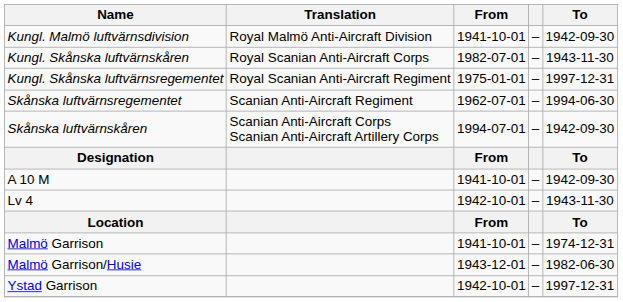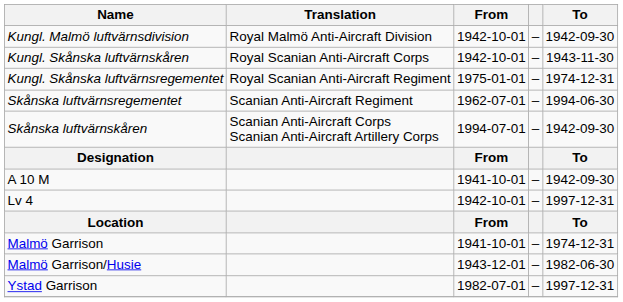(491, 36) 1941-10-01 -> (491, 36) 1942-10-01
(491, 57) 1982-07-01 -> (491, 57) 1942-10-01
(580, 79) 1997-12-31 -> (580, 79) 1974-12-31
(580, 200) 1943-11-30 -> (580, 200) 1997-12-31
(491, 286) 1942-10-01 -> (491, 286) 1982-07-01
